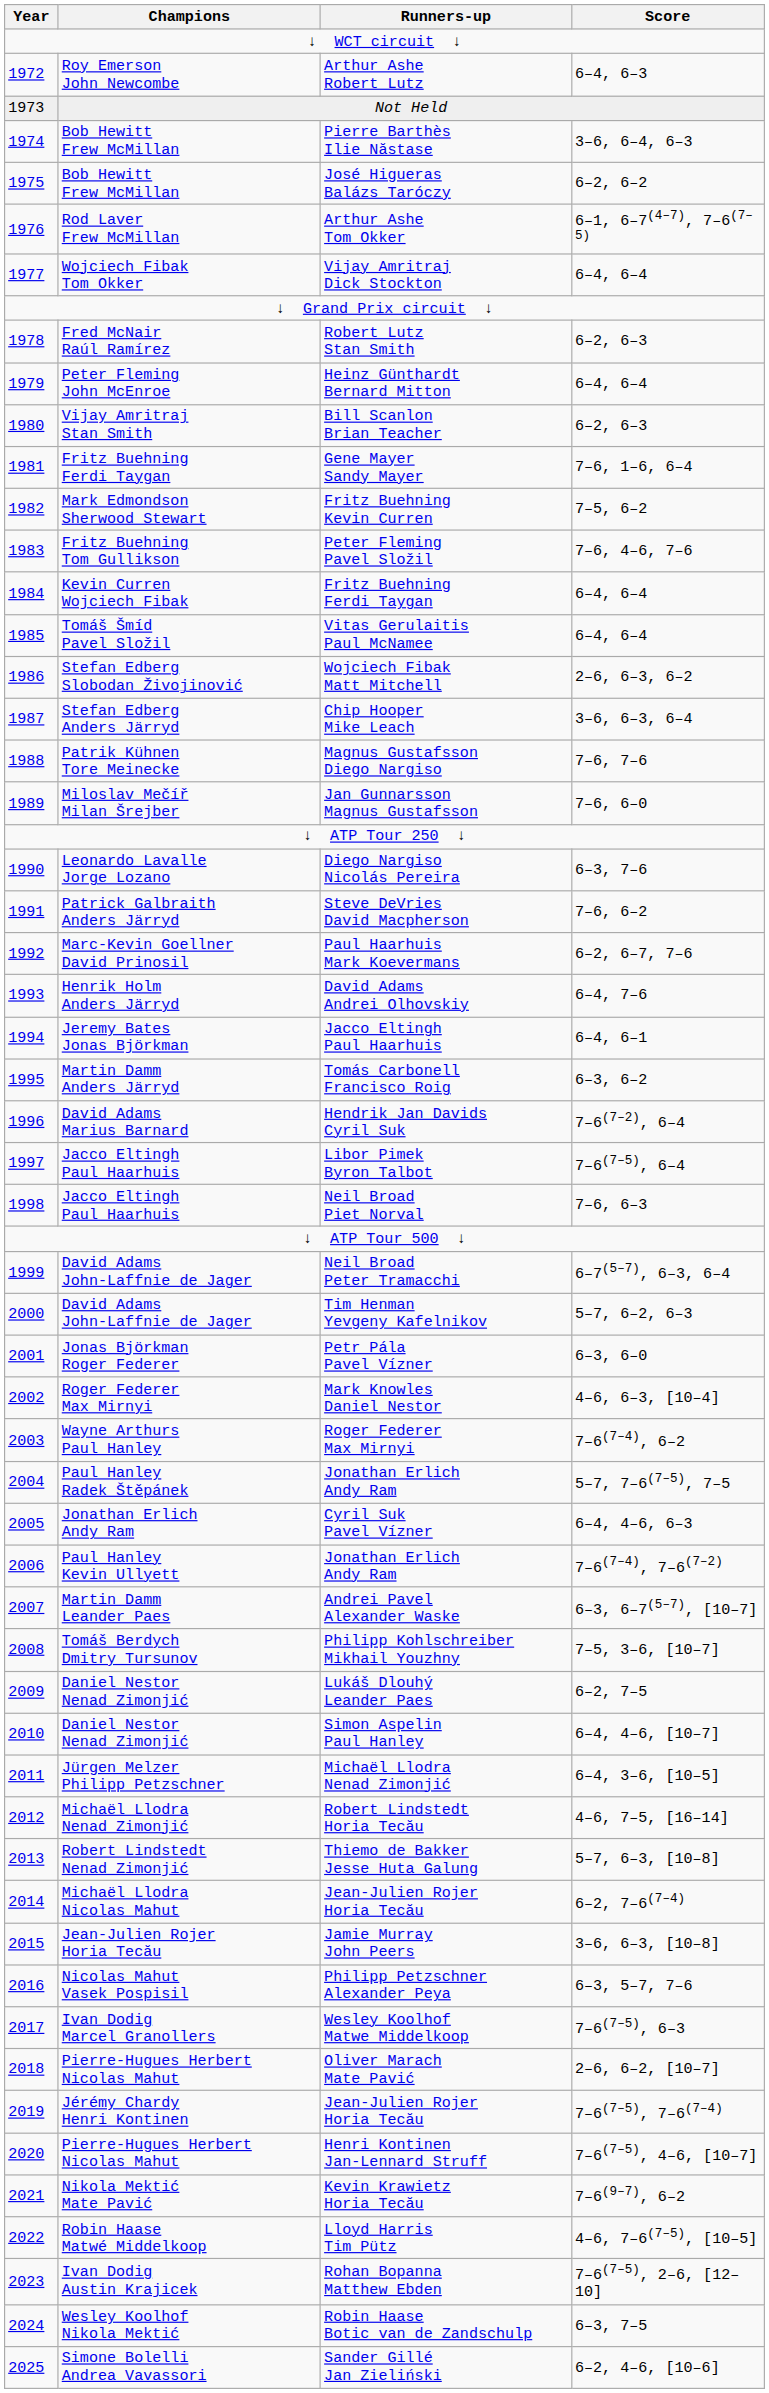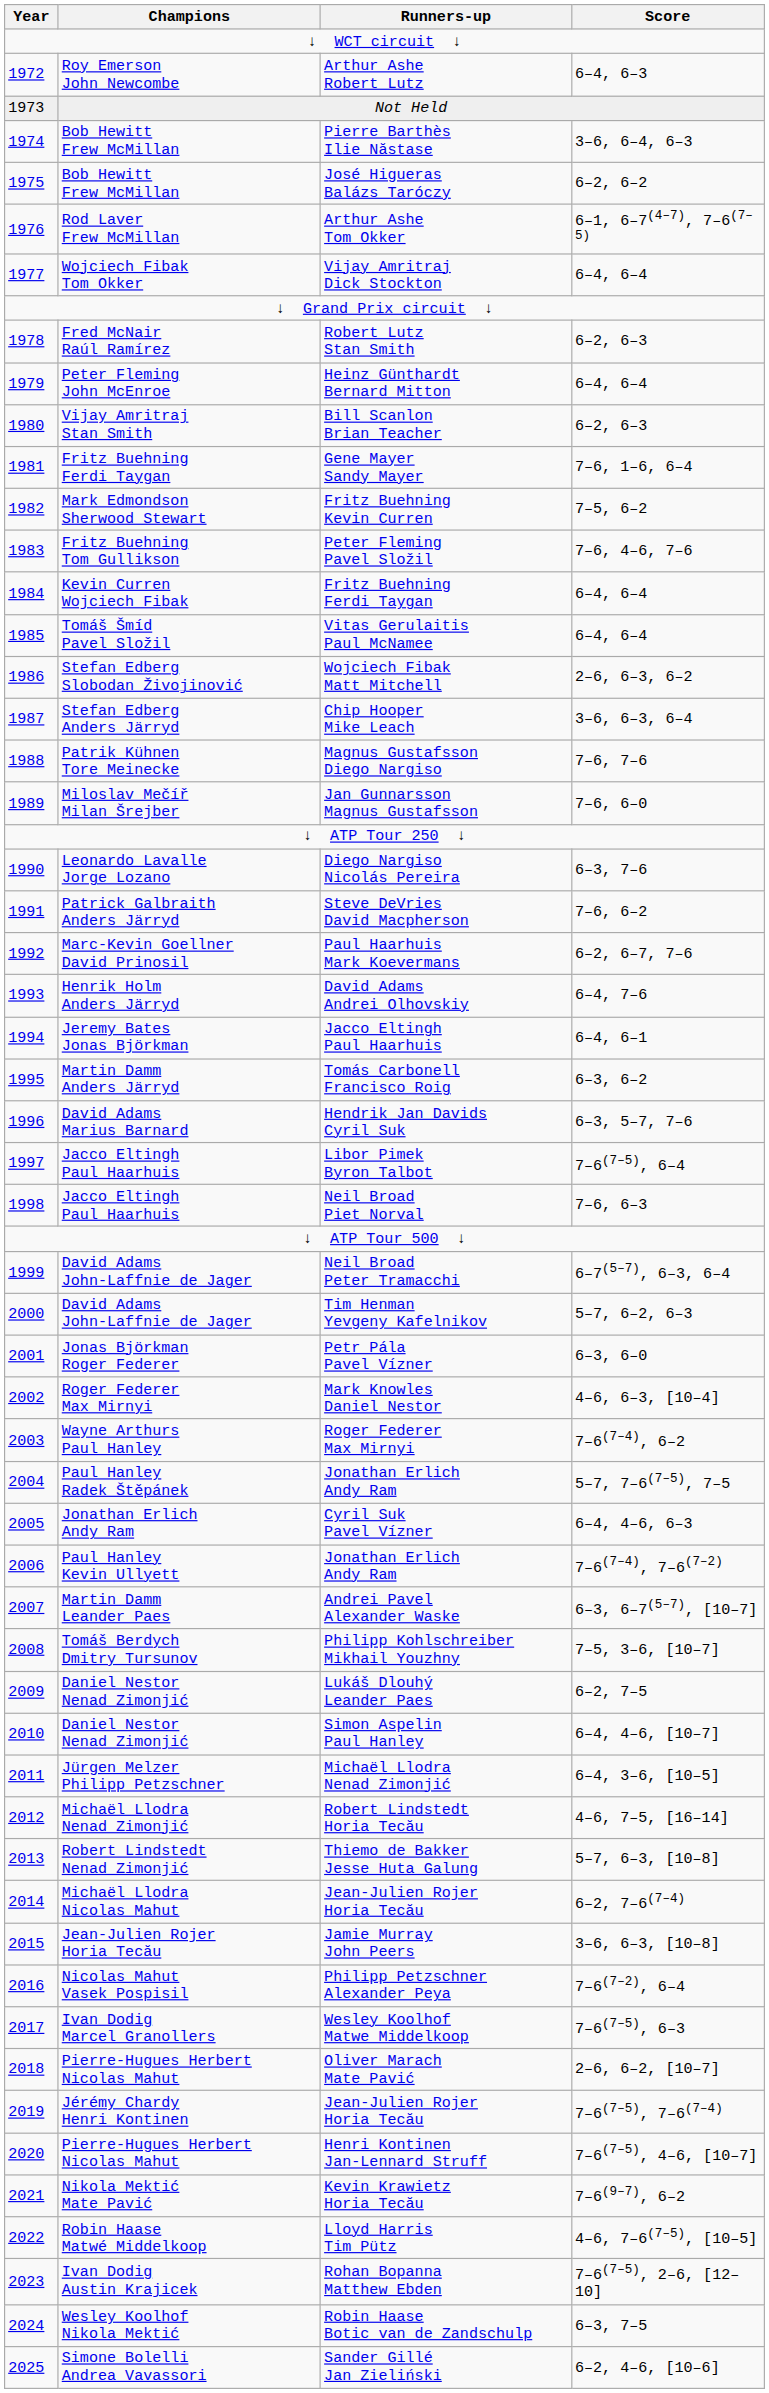(630, 1122) 7–6(7–2), 6–4 -> (634, 1122) 6–3, 5–7, 7–6
(634, 1986) 6–3, 5–7, 7–6 -> (630, 1986) 7–6(7–2), 6–4
